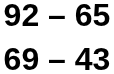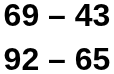rows swapped: (57, 15) <-> (57, 59)
